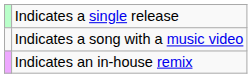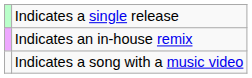rows swapped: (104, 62) <-> (129, 39)
